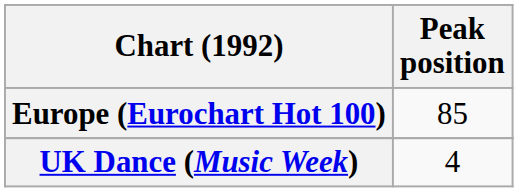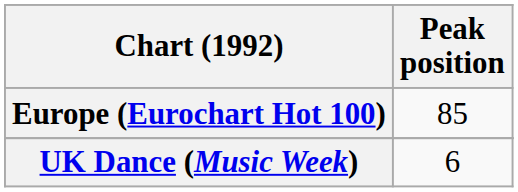(452, 161) 4 -> (452, 161) 6
